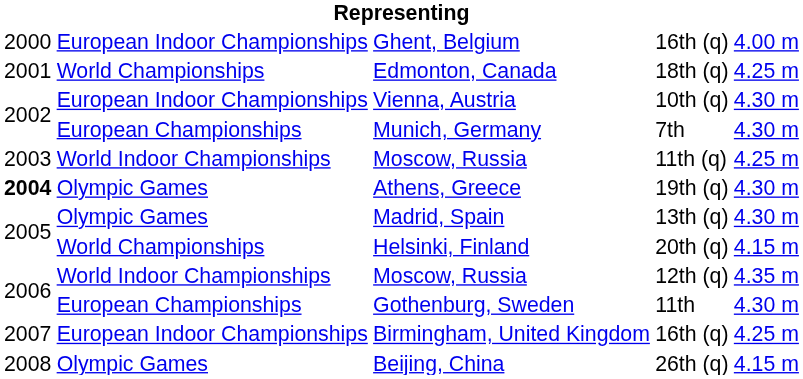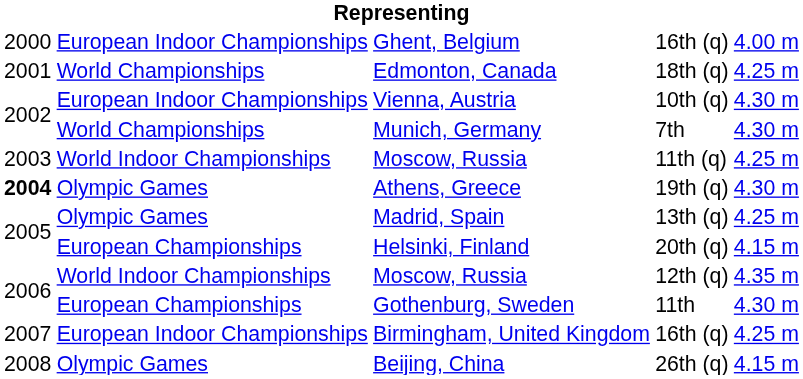(179, 129) European Championships -> (161, 129) World Championships
(766, 217) 4.30 m -> (766, 217) 4.25 m
(161, 246) World Championships -> (179, 246) European Championships
